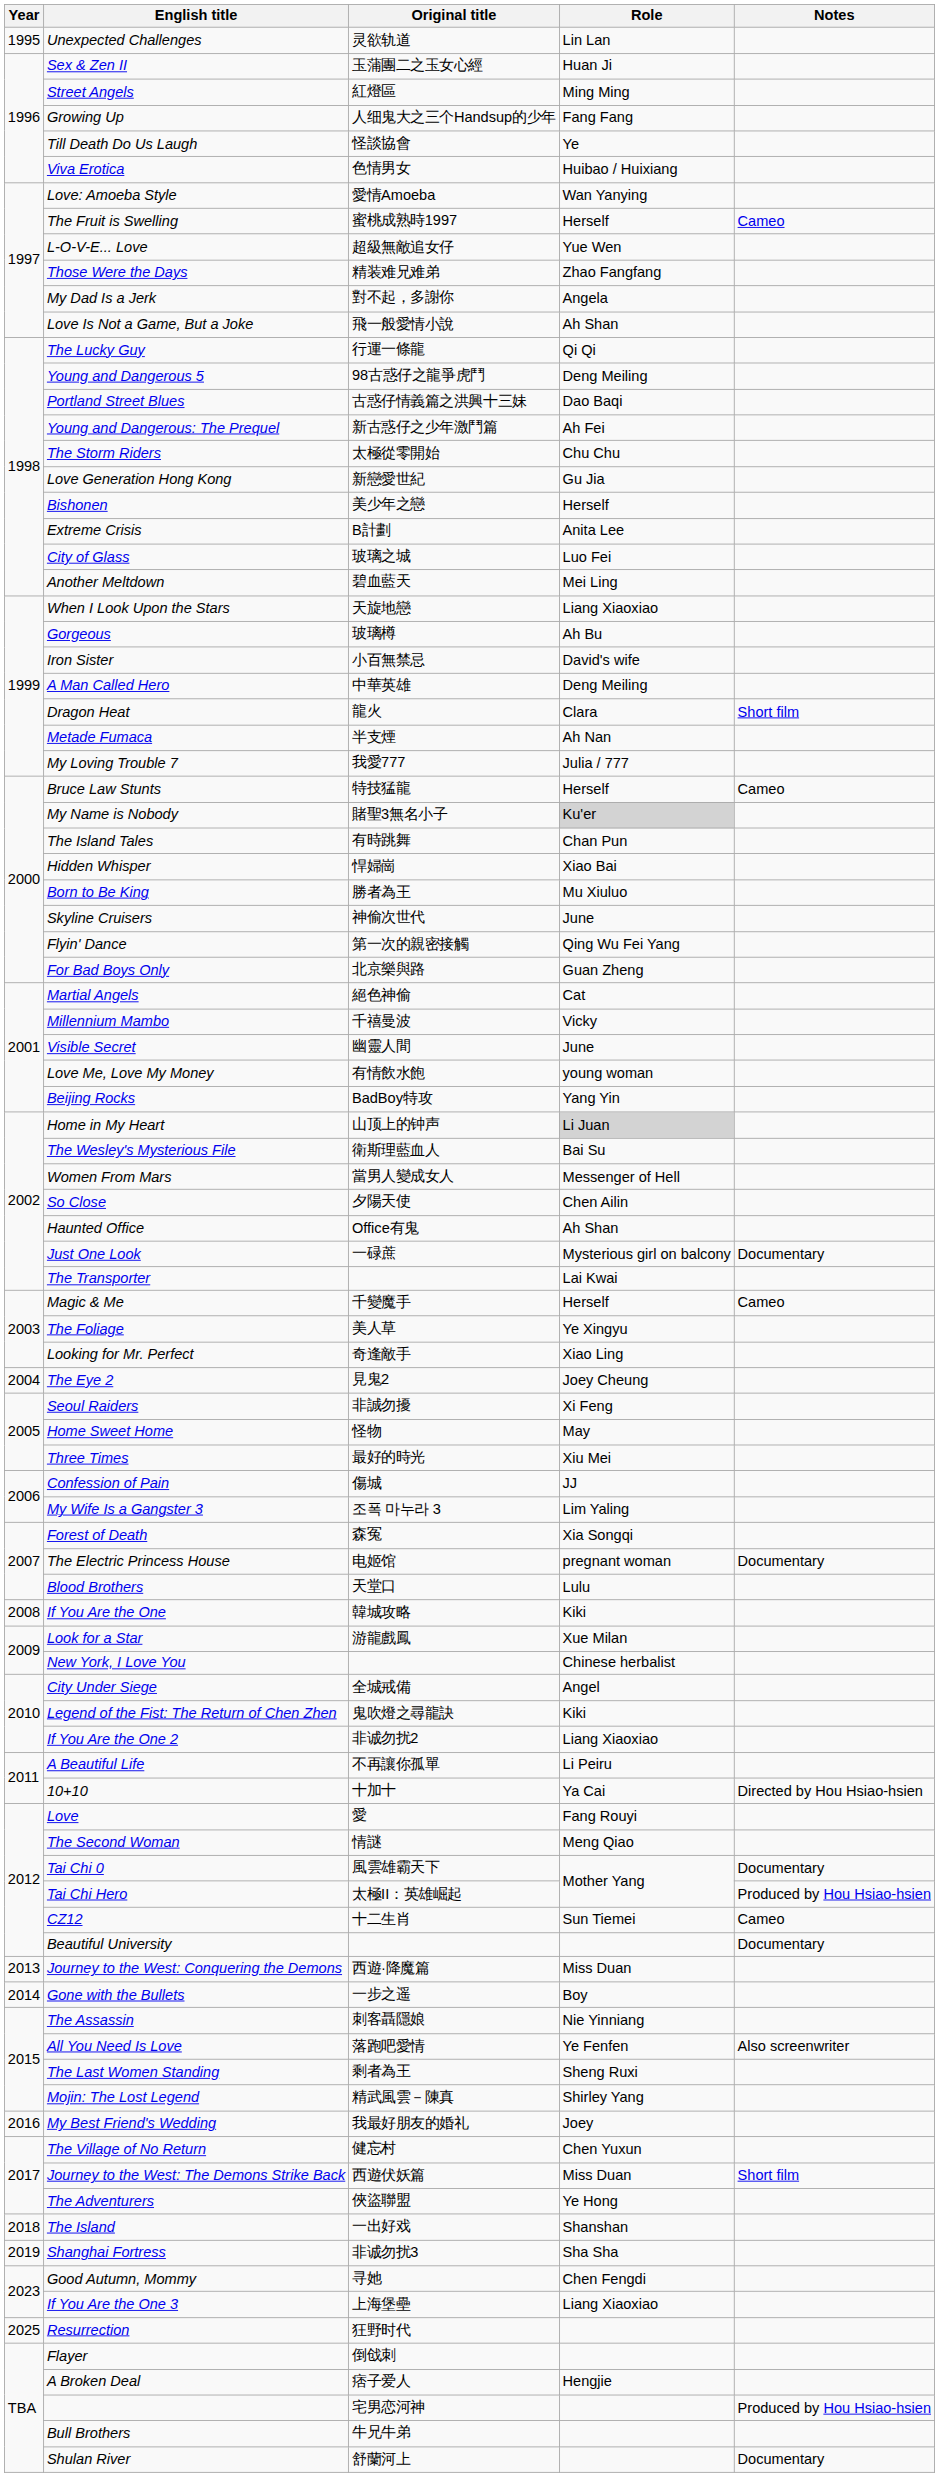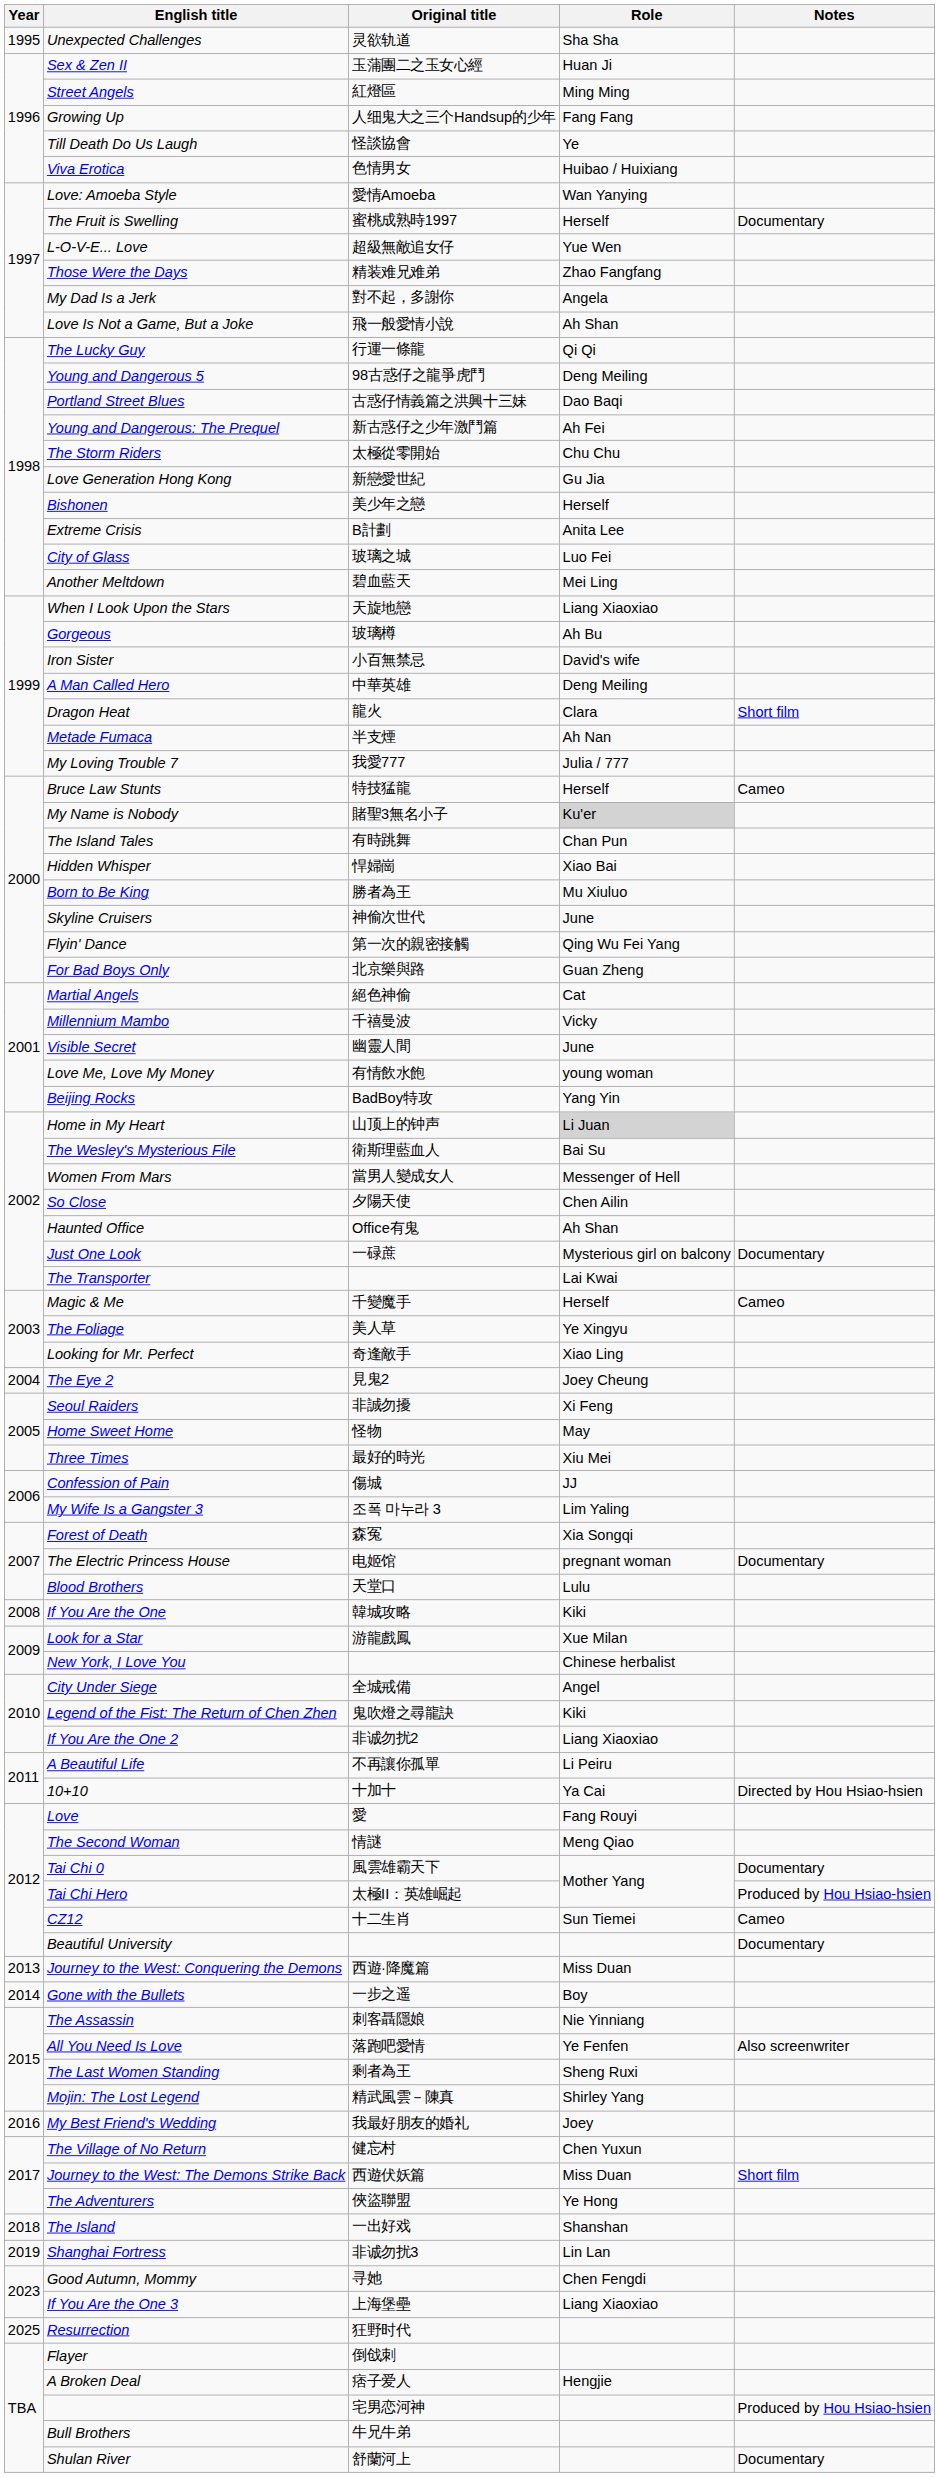(586, 40) Lin Lan -> (590, 40) Sha Sha
(761, 221) Cameo -> (781, 221) Documentary
(590, 2252) Sha Sha -> (586, 2252) Lin Lan
